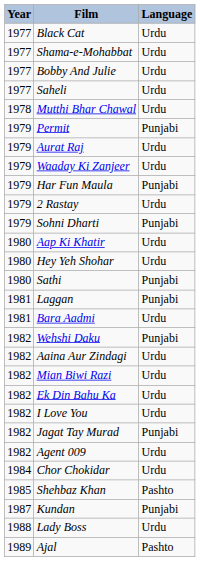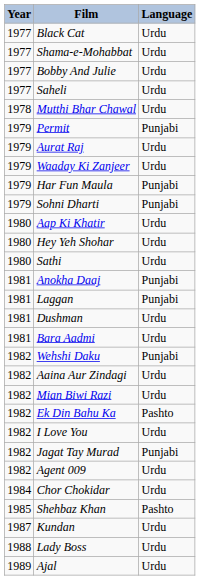- row: (58, 204)
(160, 280) Punjabi -> (154, 261) Urdu
+ row: (68, 280)
+ row: (60, 318)
(154, 394) Urdu -> (158, 413) Pashto
(160, 508) Punjabi -> (154, 527) Urdu
(158, 546) Pashto -> (154, 565) Urdu
